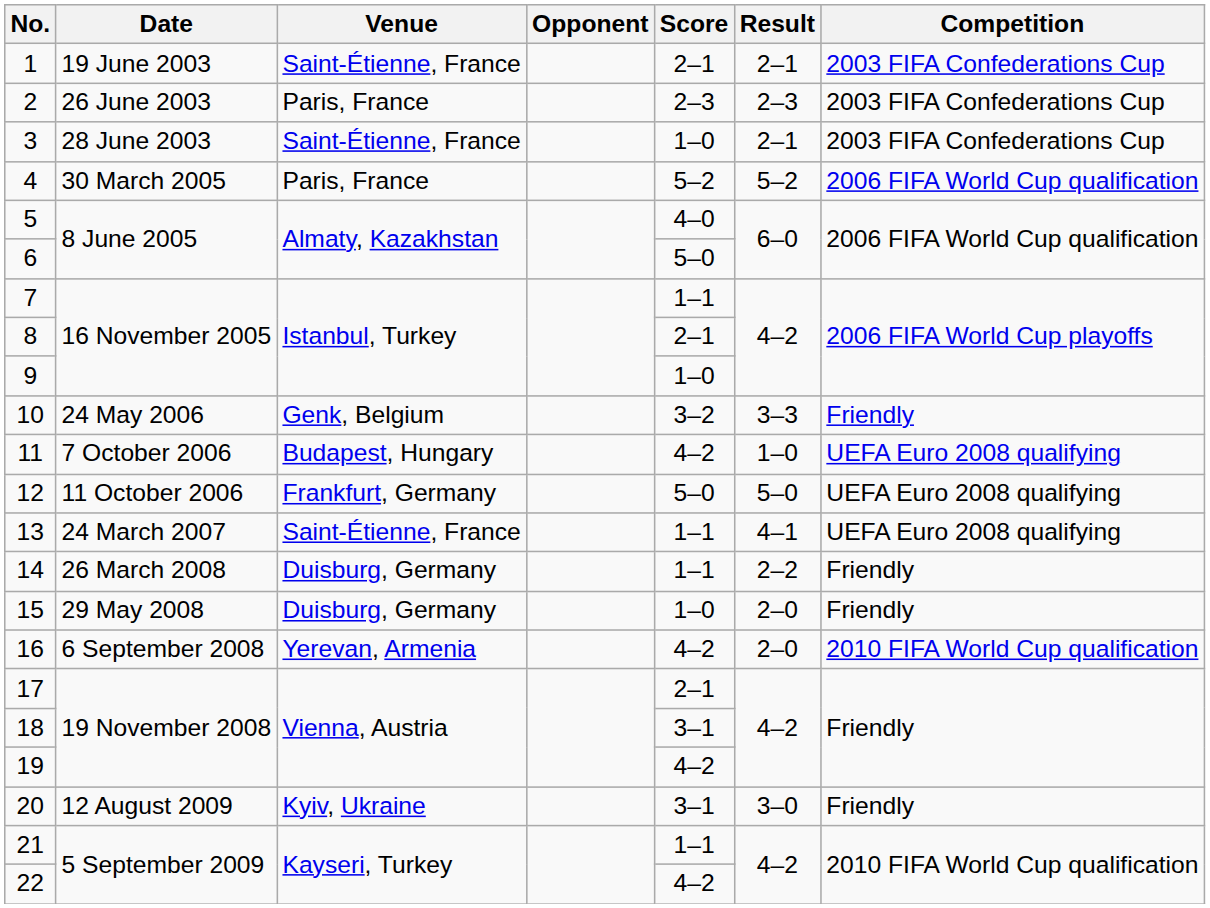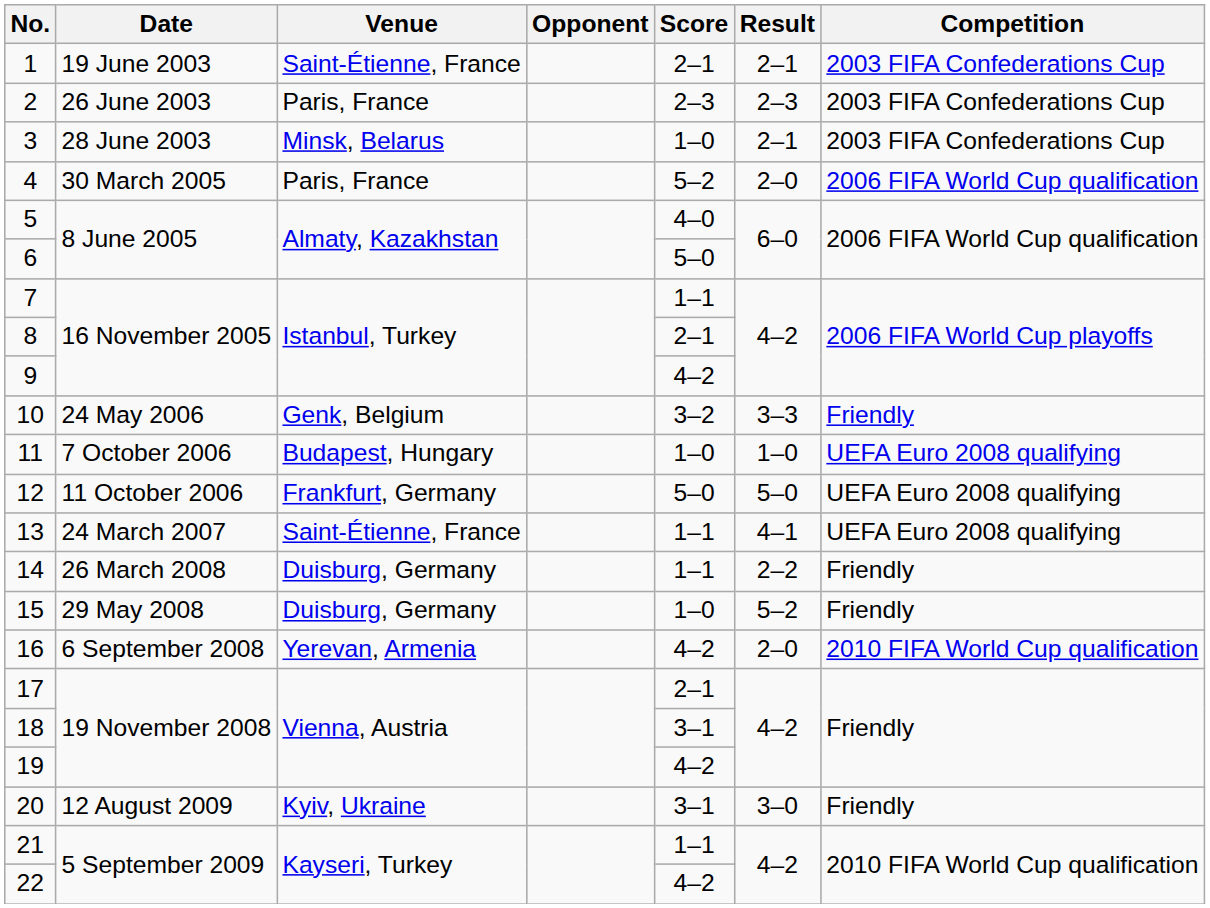(402, 141) Saint-Étienne, France -> (363, 141) Minsk, Belarus
(777, 180) 5–2 -> (777, 180) 2–0
(694, 375) 1–0 -> (694, 375) 4–2
(694, 453) 4–2 -> (694, 453) 1–0
(777, 610) 2–0 -> (777, 610) 5–2
